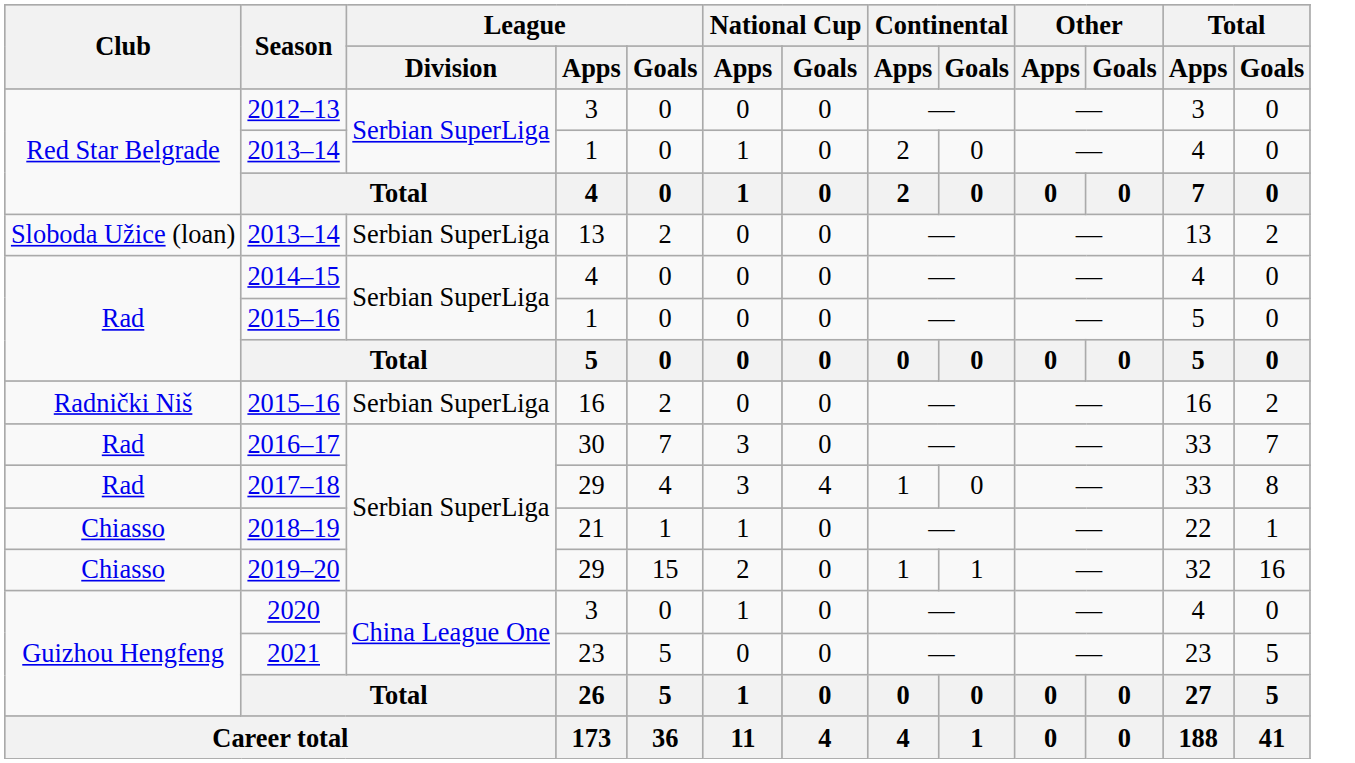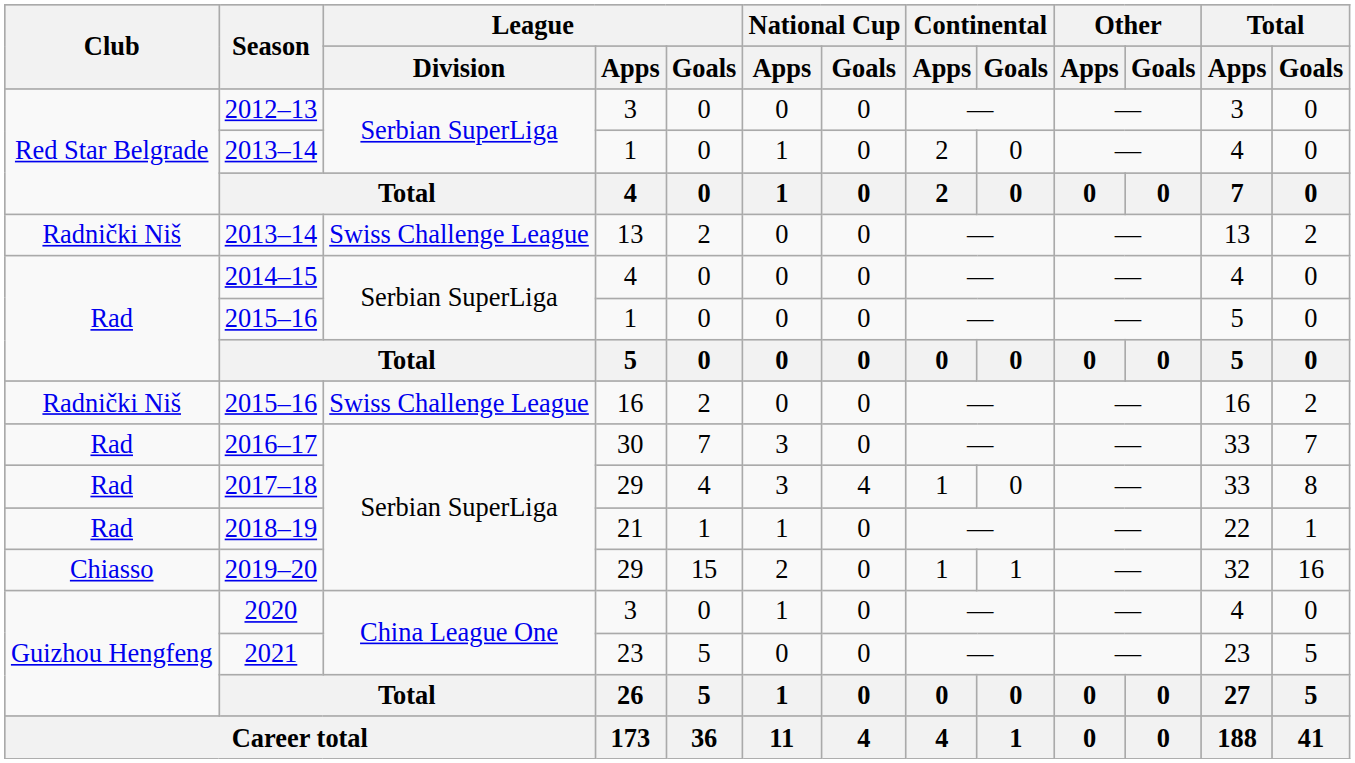(123, 234) Sloboda Užice (loan) -> (112, 234) Radnički Niš
(451, 234) Serbian SuperLiga -> (459, 234) Swiss Challenge League
(451, 402) Serbian SuperLiga -> (459, 402) Swiss Challenge League
(123, 527) Chiasso -> (112, 527) Rad
